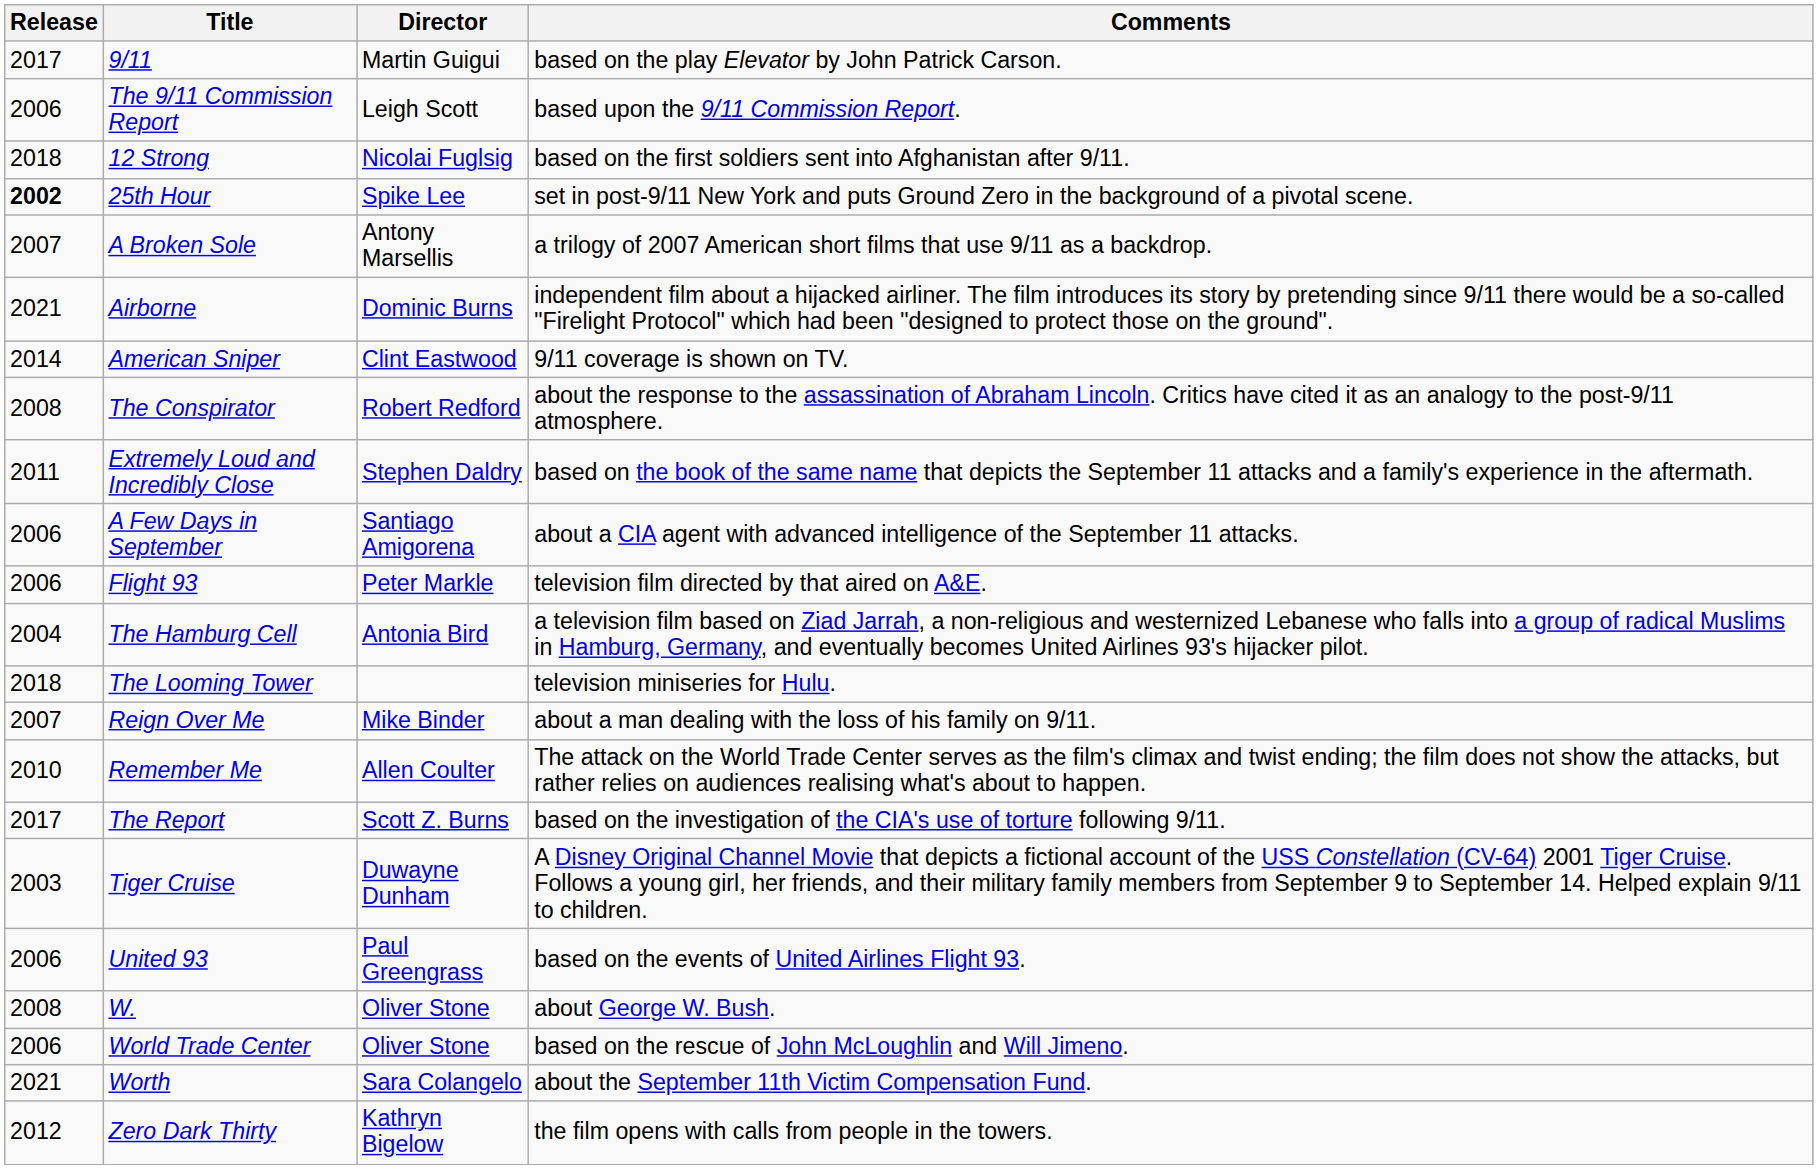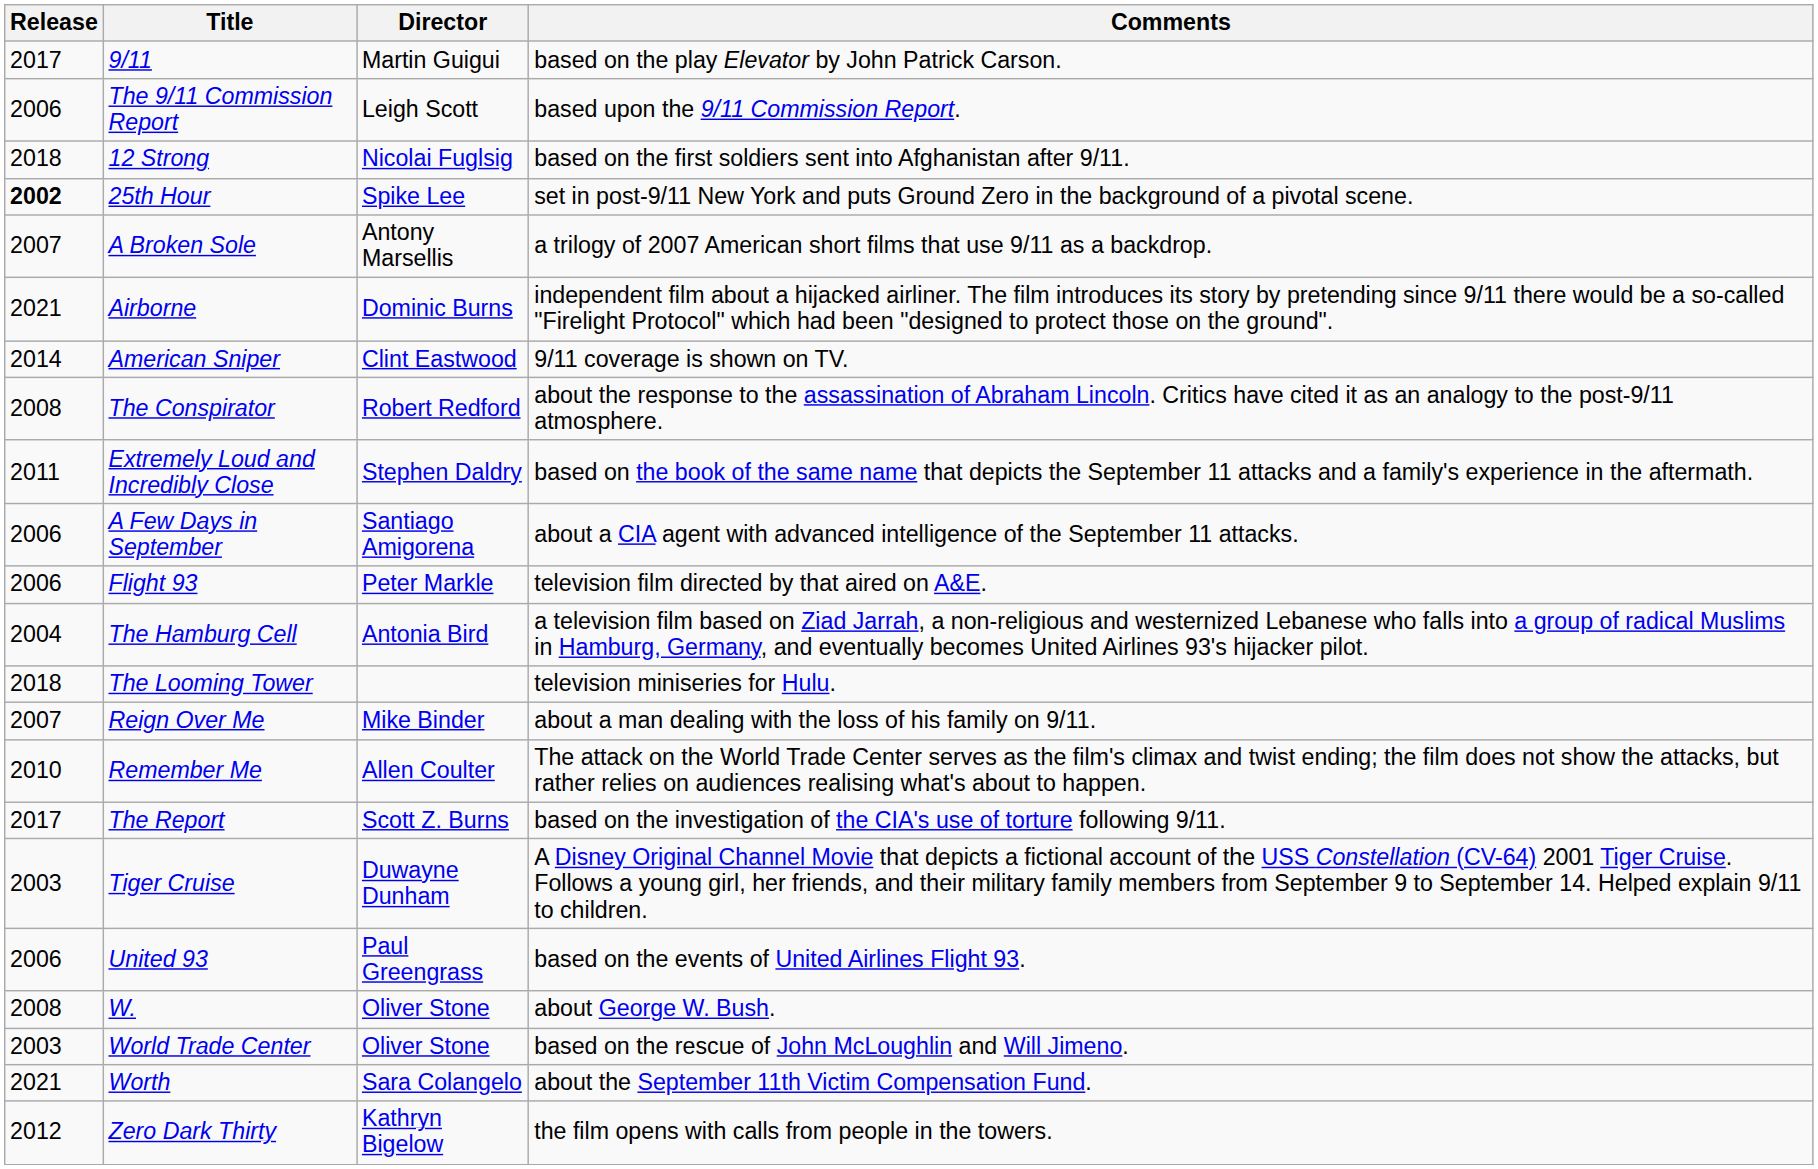(36, 1045) 2006 -> (36, 1045) 2003
